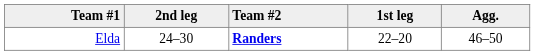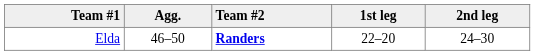columns swapped: (486, 15) <-> (176, 15)
